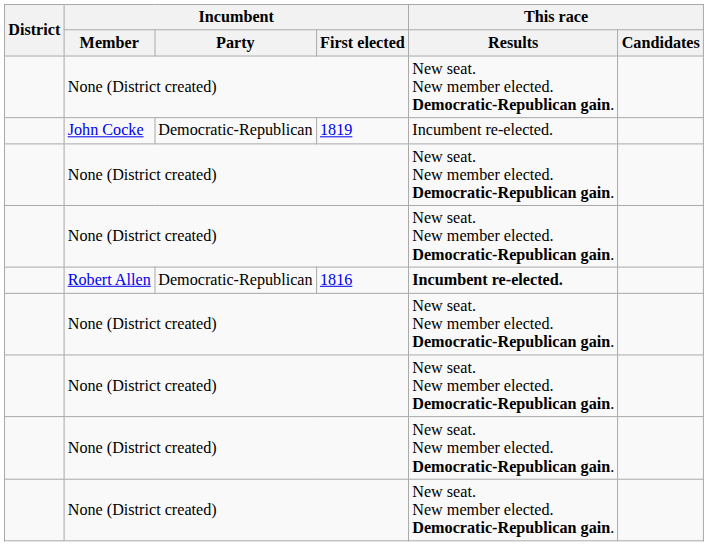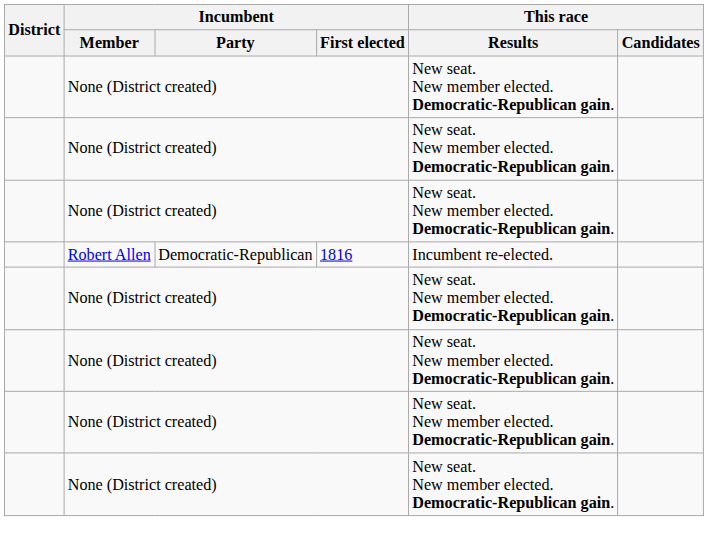- row: (106, 130)
(488, 280) bold -> (483, 254) normal
